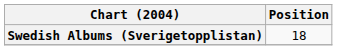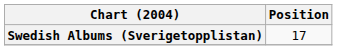(299, 35) 18 -> (299, 35) 17
